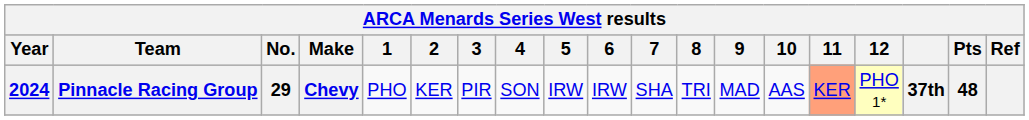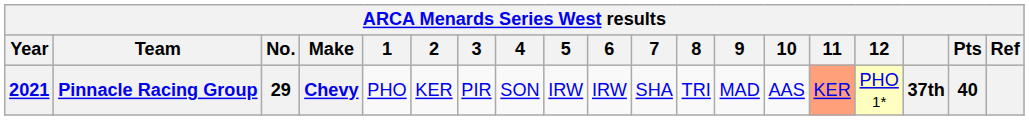(29, 90) 2024 -> (29, 90) 2021
(968, 90) 48 -> (968, 90) 40
